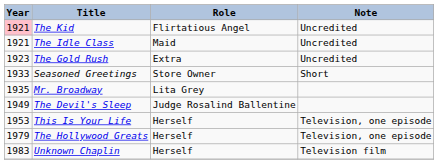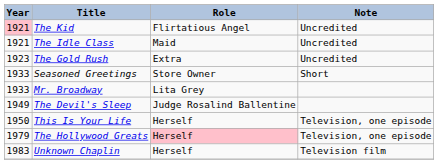(18, 89) 1935 -> (18, 89) 1933
(18, 120) 1953 -> (18, 120) 1950
(173, 136) no background -> (173, 136) pink background
